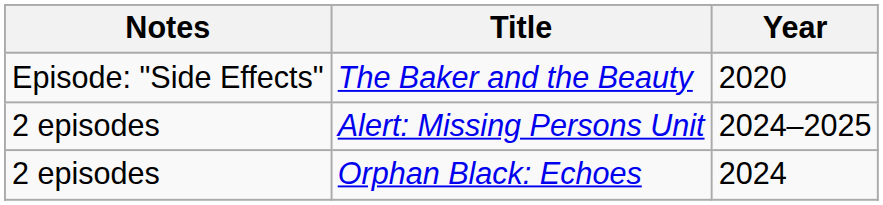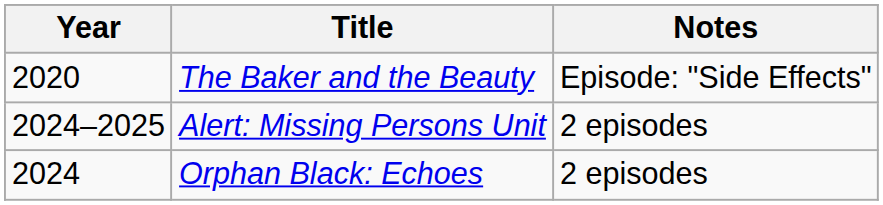columns swapped: (795, 28) <-> (168, 28)
